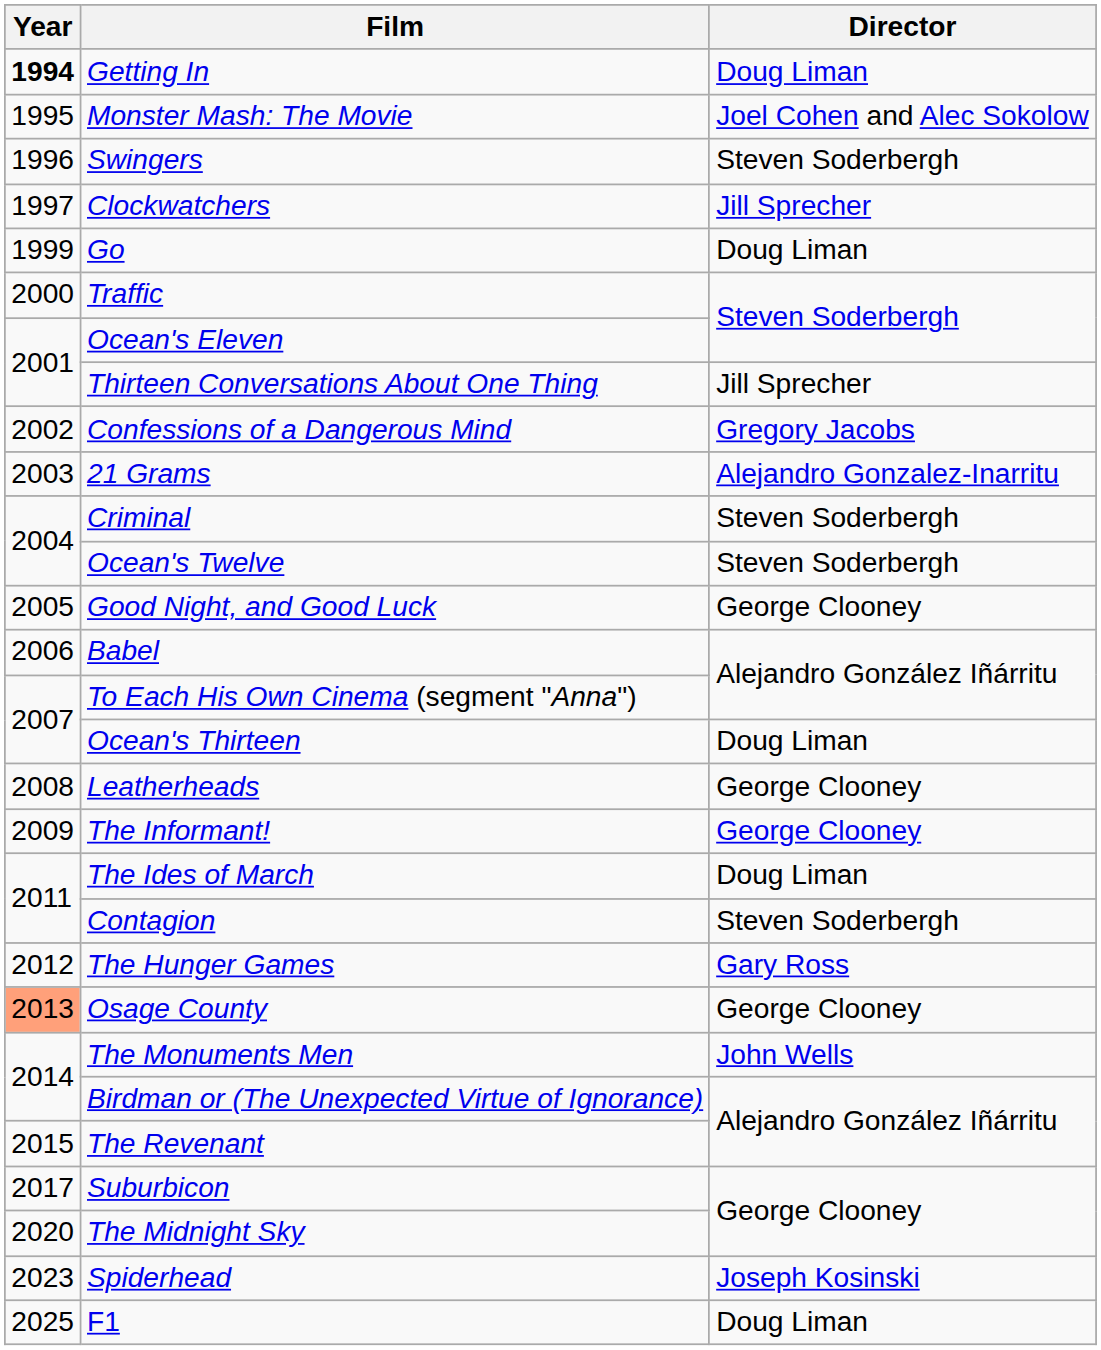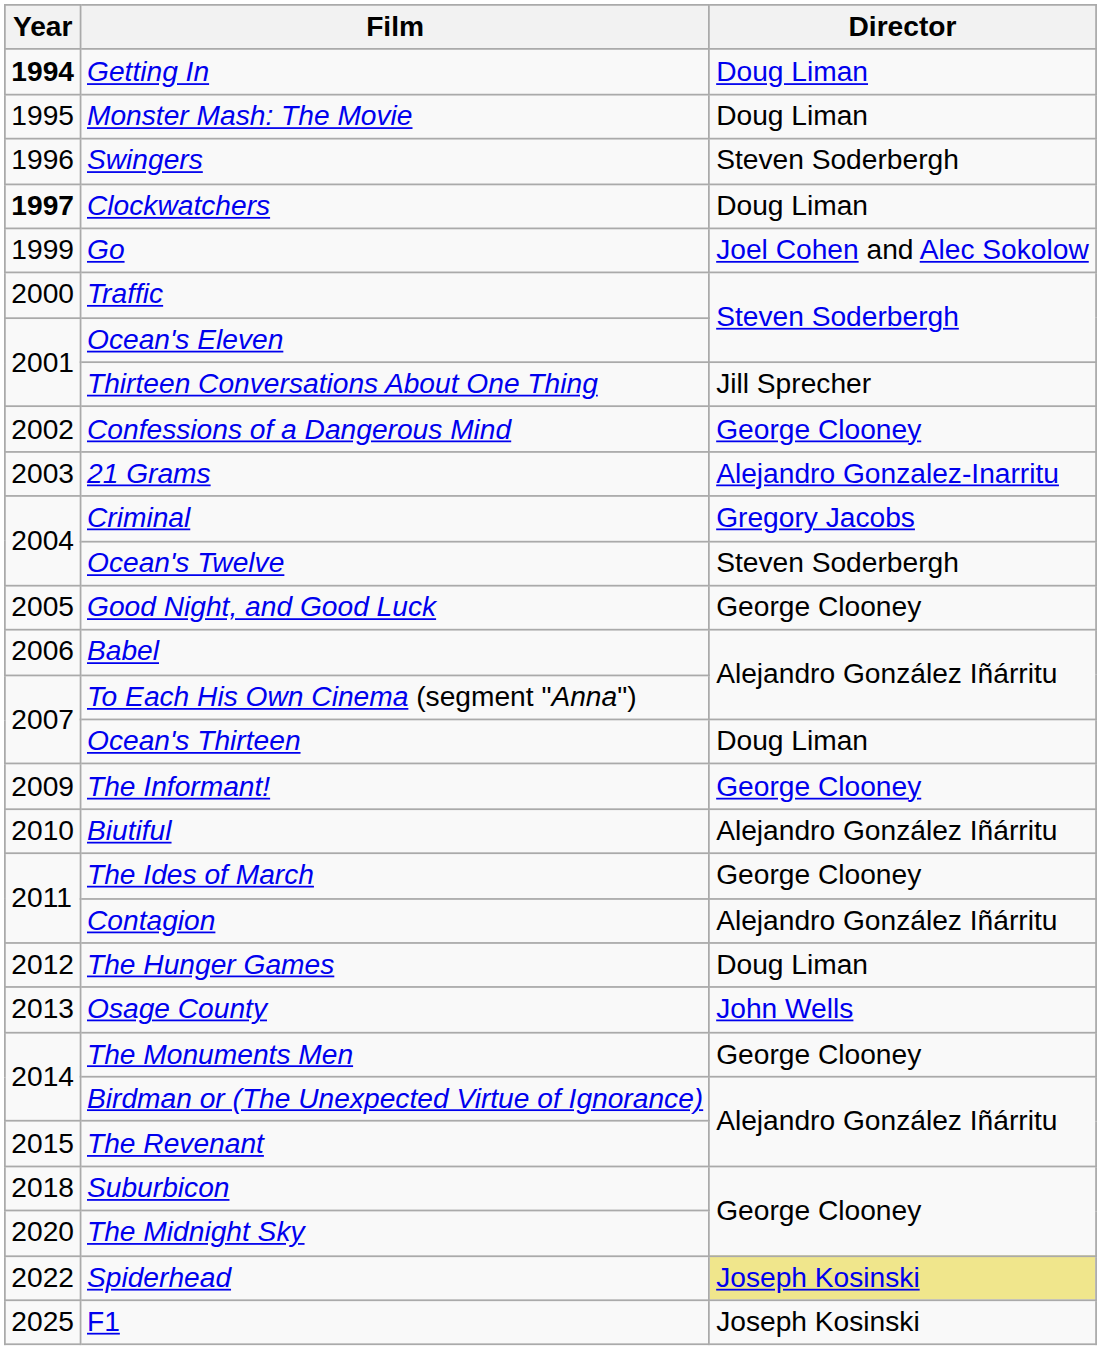(902, 116) Joel Cohen and Alec Sokolow -> (792, 116) Doug Liman
(43, 205) normal -> (43, 205) bold
(794, 205) Jill Sprecher -> (792, 205) Doug Liman
(792, 250) Doug Liman -> (902, 250) Joel Cohen and Alec Sokolow
(816, 428) Gregory Jacobs -> (819, 428) George Clooney
(837, 518) Steven Soderbergh -> (816, 518) Gregory Jacobs
- row: (173, 786)
+ row: (129, 830)
(792, 875) Doug Liman -> (819, 875) George Clooney
(837, 920) Steven Soderbergh -> (887, 920) Alejandro González Iñárritu
(783, 964) Gary Ross -> (792, 964) Doug Liman
(43, 1009) lightsalmon background -> (43, 1009) no background
(819, 1009) George Clooney -> (785, 1009) John Wells
(785, 1054) John Wells -> (819, 1054) George Clooney
(43, 1187) 2017 -> (43, 1187) 2018
(43, 1277) 2023 -> (43, 1277) 2022
(818, 1277) no background -> (818, 1277) khaki background
(792, 1321) Doug Liman -> (818, 1321) Joseph Kosinski
